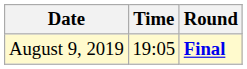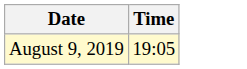- column: (211, 19)
